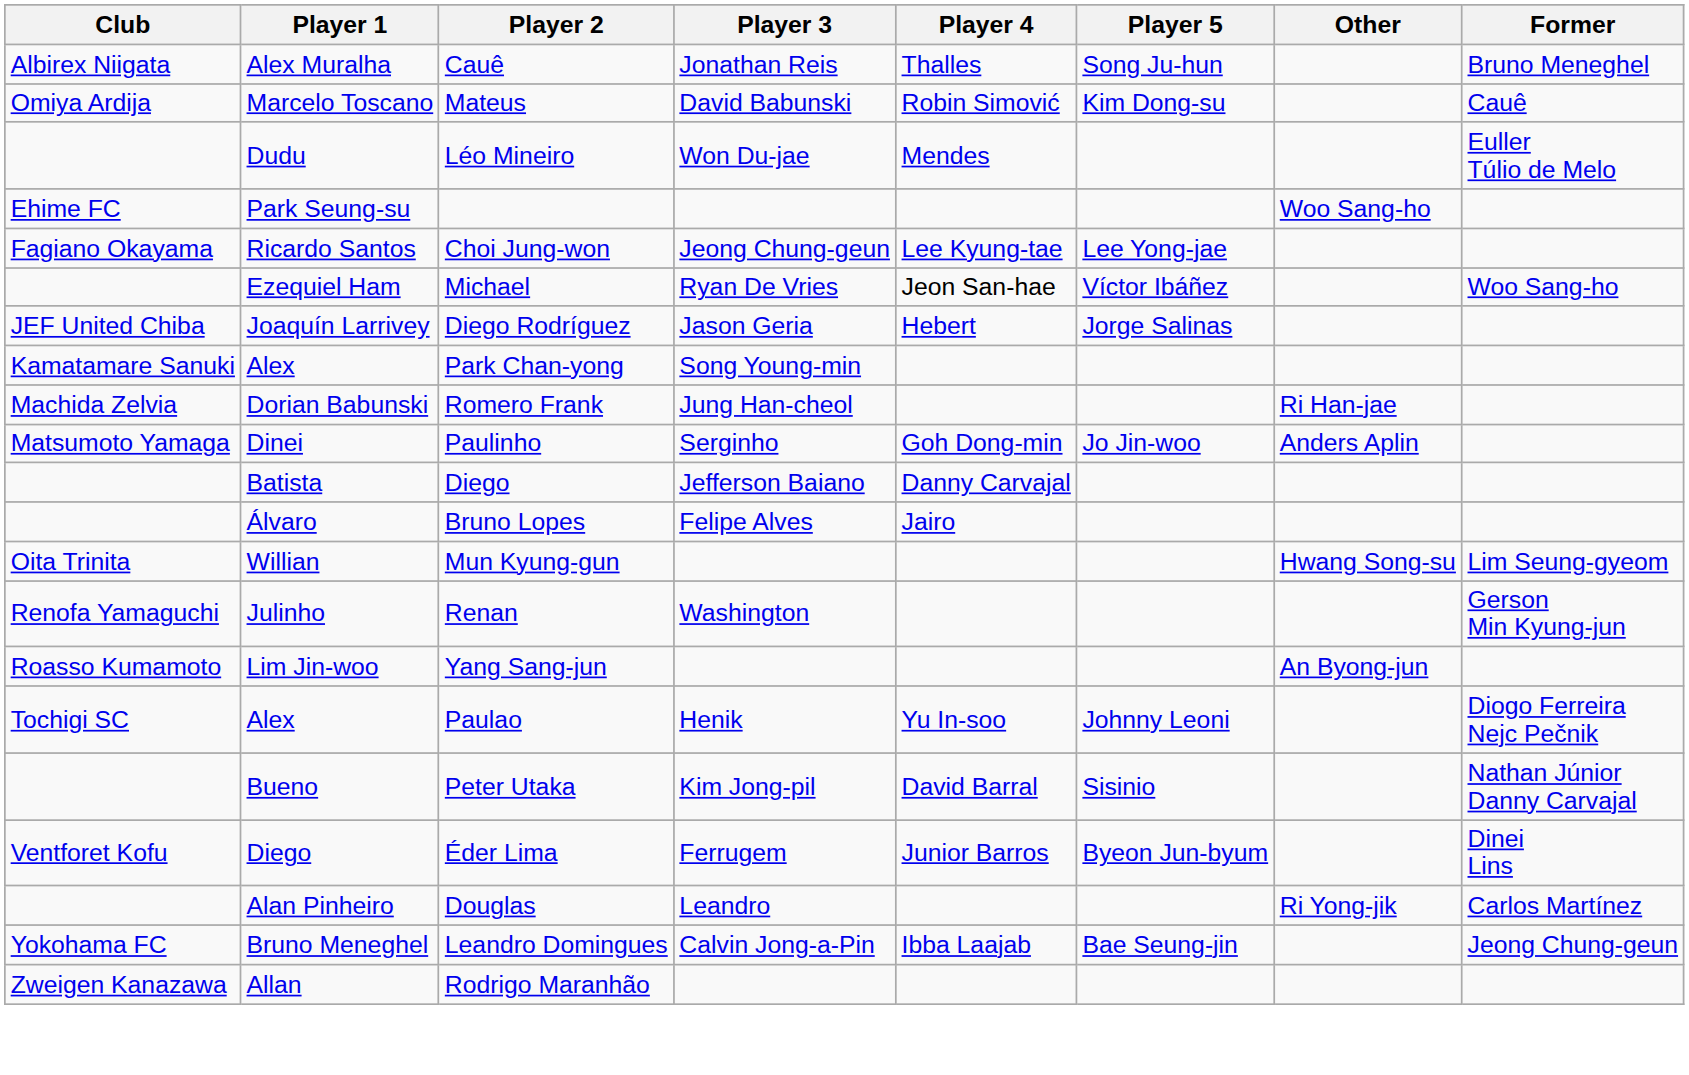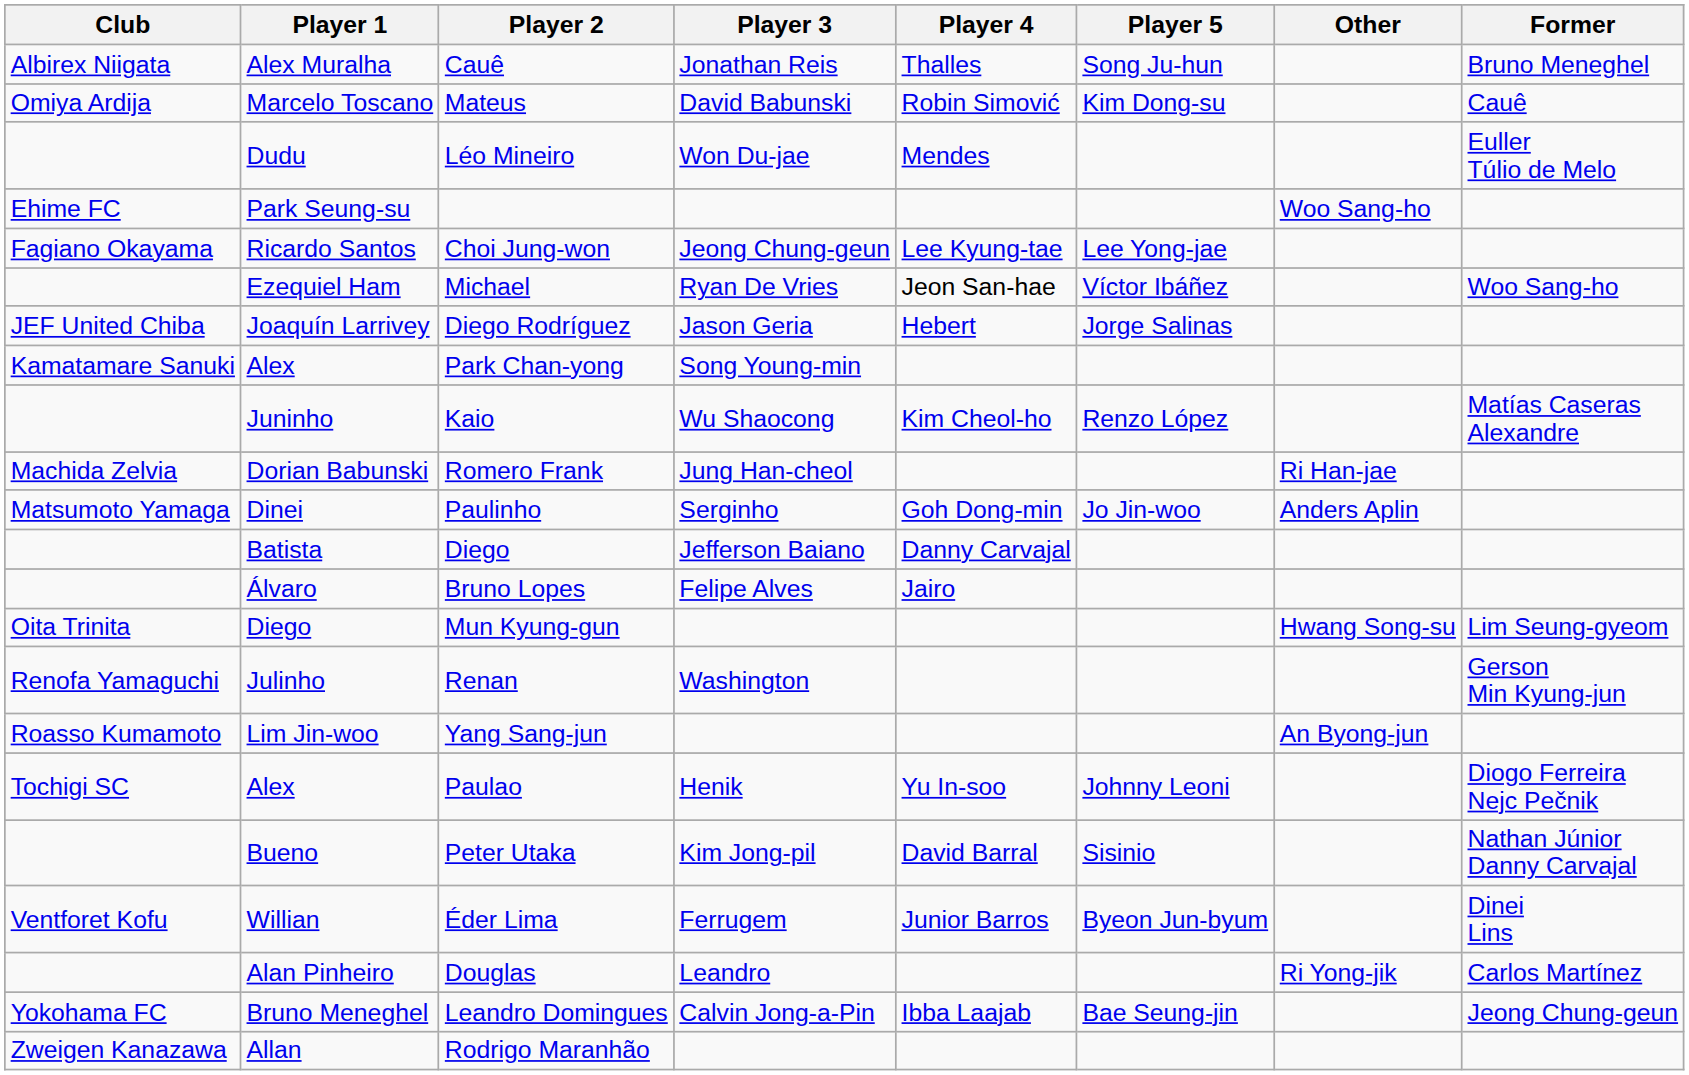+ row: (470, 418)
(283, 561) Willian -> (279, 628) Diego
(279, 853) Diego -> (283, 920) Willian
